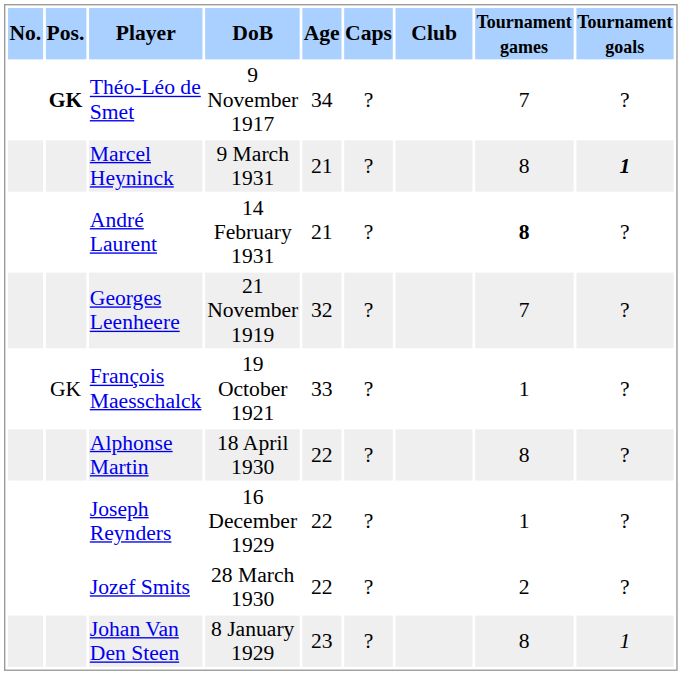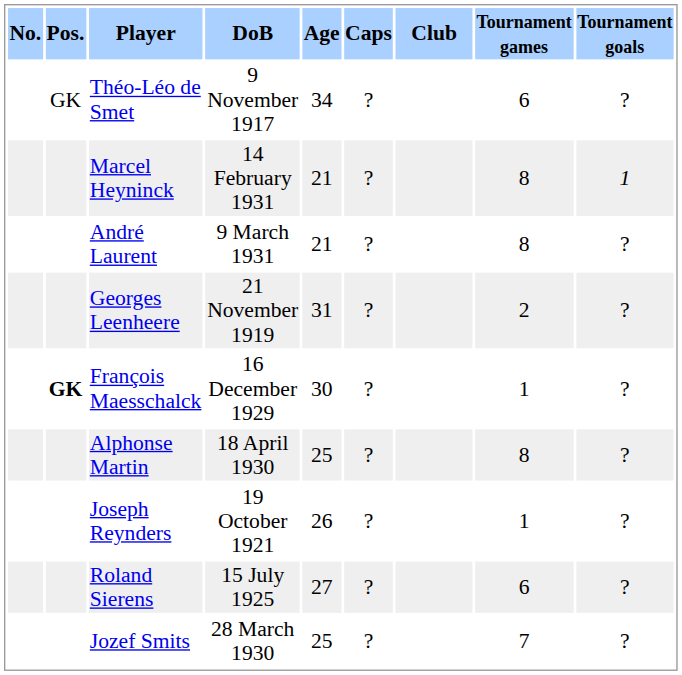(65, 99) bold -> (65, 99) normal
(524, 99) 7 -> (524, 99) 6
(253, 165) 9 March 1931 -> (253, 177) 14 February 1931
(625, 165) bold -> (625, 177) normal
(253, 231) 14 February 1931 -> (253, 244) 9 March 1931
(524, 231) bold -> (524, 244) normal
(322, 310) 32 -> (322, 310) 31
(524, 310) 7 -> (524, 310) 2
(65, 388) normal -> (65, 388) bold
(253, 388) 19 October 1921 -> (253, 388) 16 December 1929
(322, 388) 33 -> (322, 388) 30
(322, 454) 22 -> (322, 454) 25
(253, 520) 16 December 1929 -> (253, 520) 19 October 1921
(322, 520) 22 -> (322, 520) 26
+ row: (122, 587)
(322, 587) 22 -> (322, 641) 25
(524, 587) 2 -> (524, 641) 7
- row: (134, 641)
